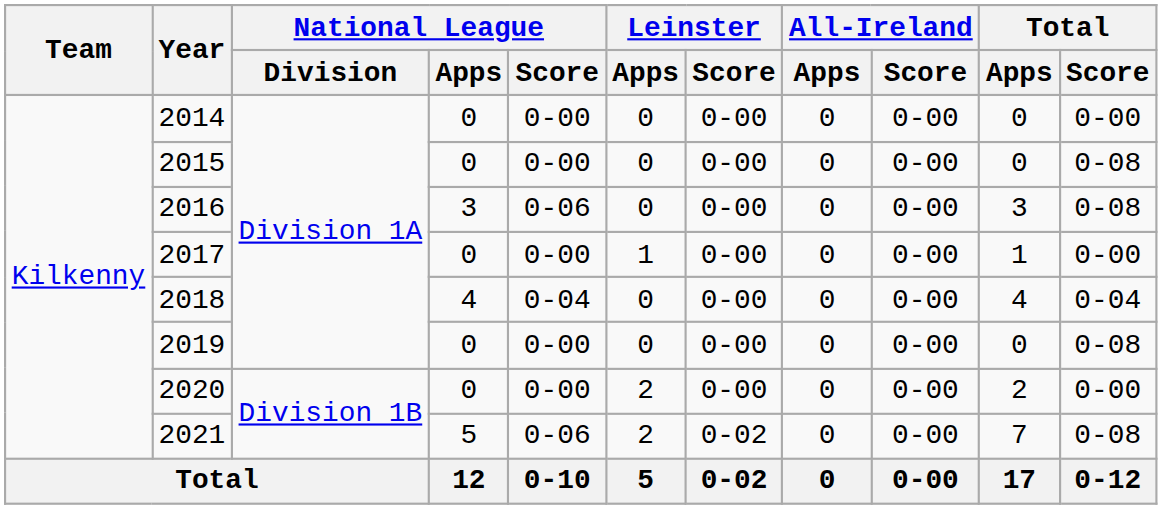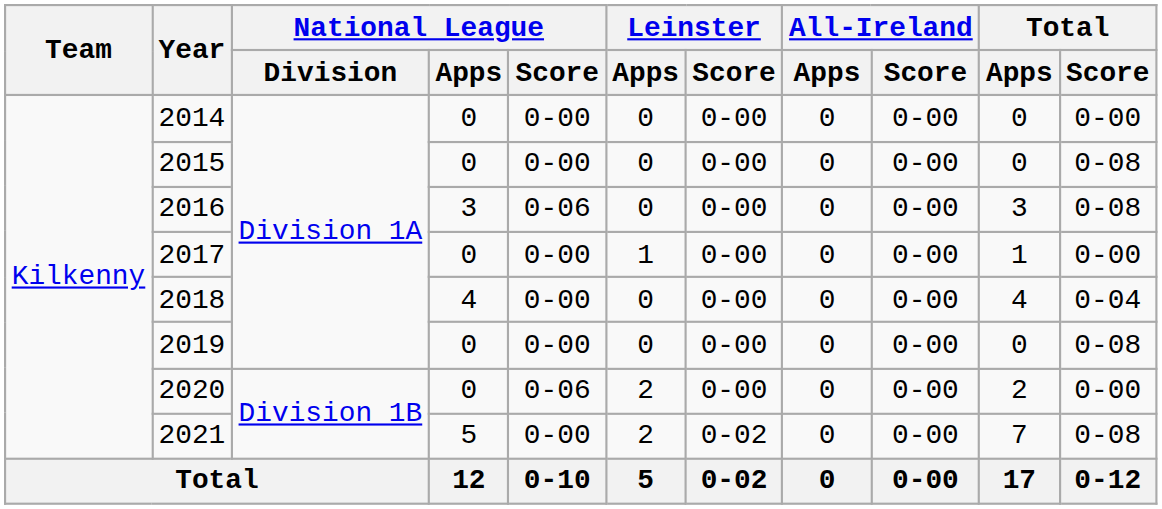(557, 300) 0-04 -> (557, 300) 0-00
(557, 390) 0-00 -> (557, 390) 0-06
(557, 436) 0-06 -> (557, 436) 0-00
